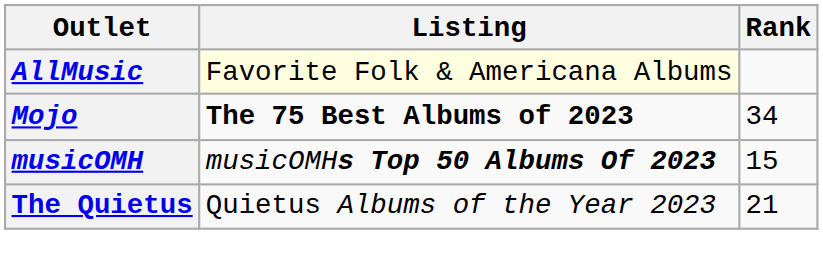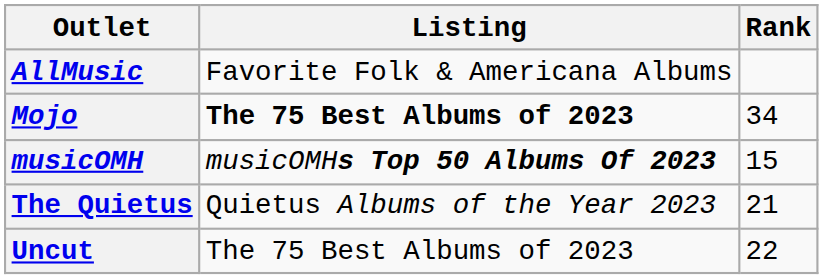(469, 72) lightyellow background -> (469, 72) no background
+ row: (53, 251)
